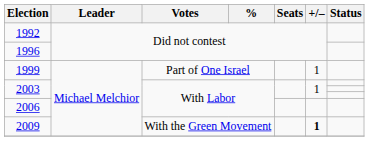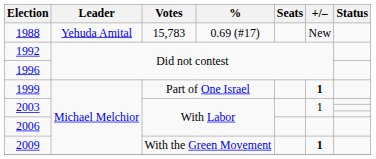+ row: (28, 32)
(317, 70) normal -> (320, 88) bold
